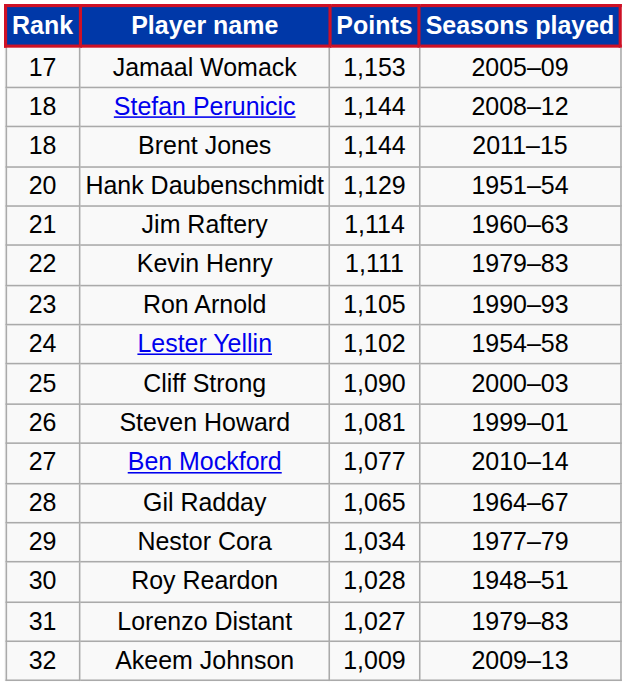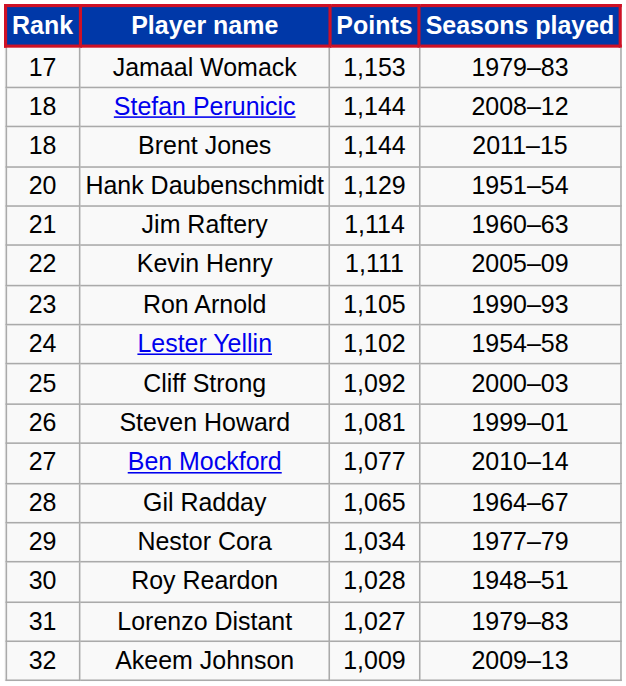(520, 66) 2005–09 -> (520, 66) 1979–83
(520, 264) 1979–83 -> (520, 264) 2005–09
(374, 383) 1,090 -> (374, 383) 1,092
